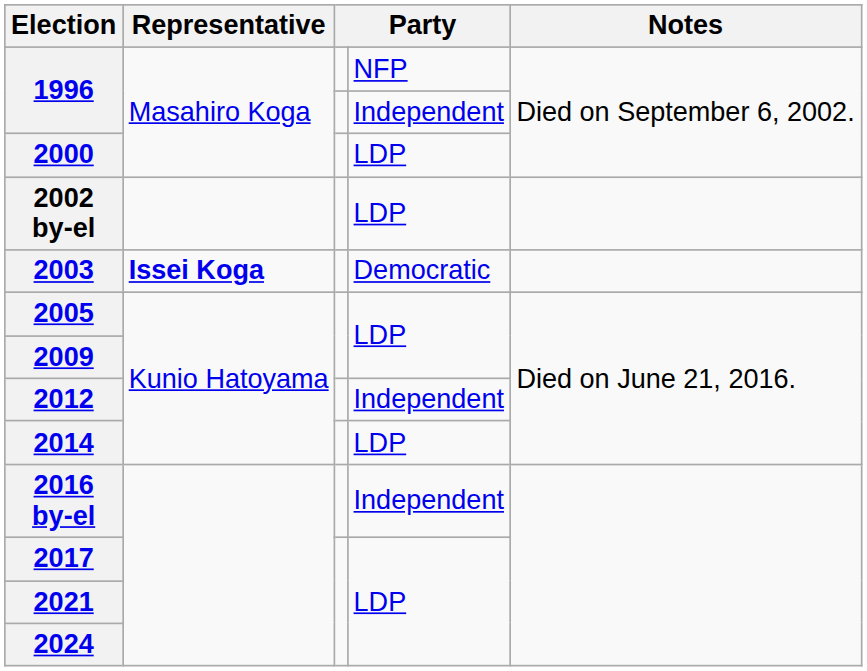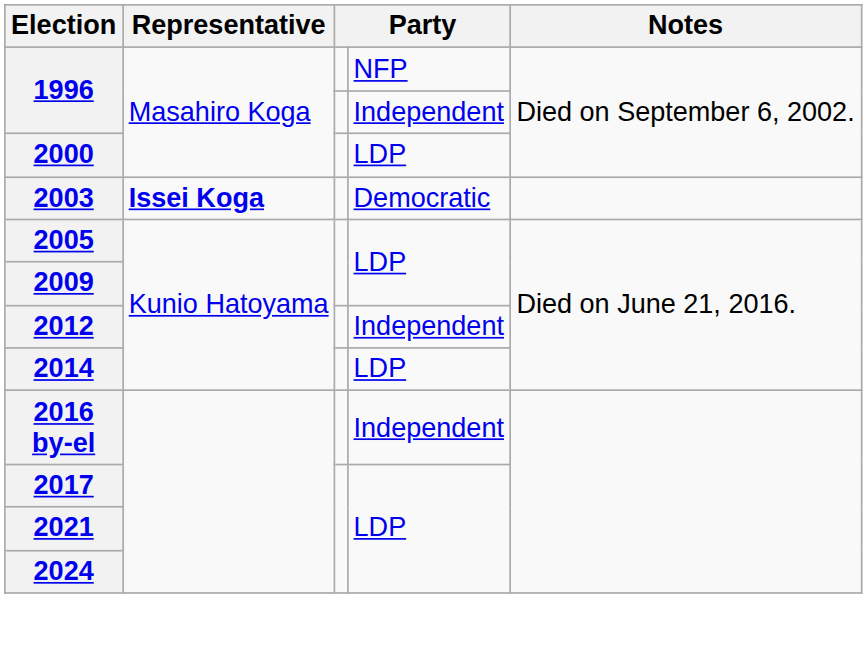- row: (64, 212)
